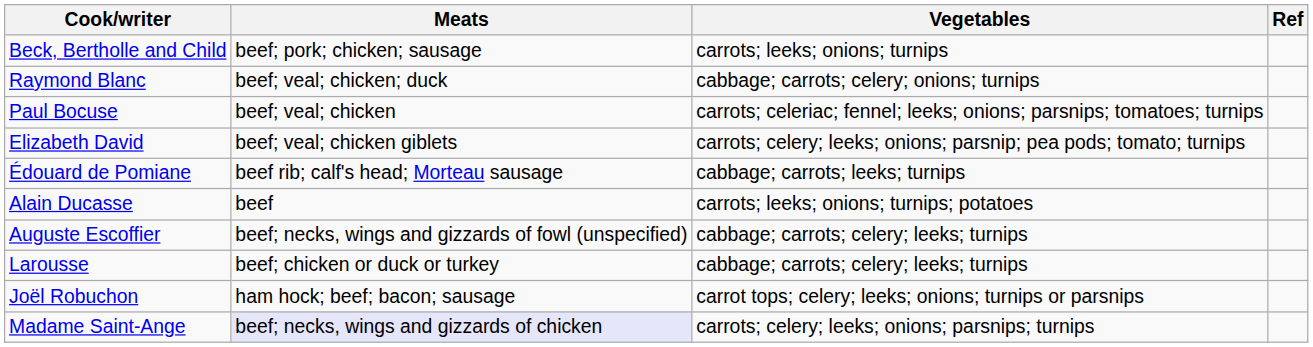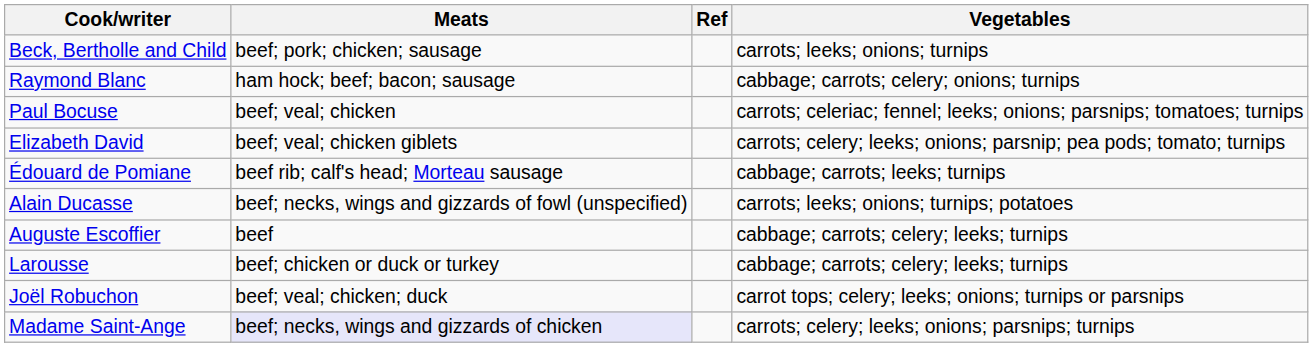columns swapped: (980, 19) <-> (1288, 19)
(341, 81) beef; veal; chicken; duck -> (375, 81) ham hock; beef; bacon; sausage
(254, 204) beef -> (461, 204) beef; necks, wings and gizzards of fowl (unspecified)
(461, 234) beef; necks, wings and gizzards of fowl (unspecified) -> (254, 234) beef
(375, 296) ham hock; beef; bacon; sausage -> (341, 296) beef; veal; chicken; duck
